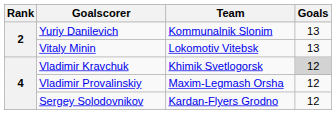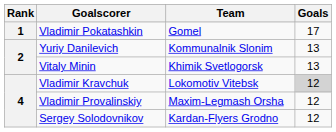+ row: (91, 31)
(213, 48) Lokomotiv Vitebsk -> (216, 66) Khimik Svetlogorsk
(216, 66) Khimik Svetlogorsk -> (213, 84) Lokomotiv Vitebsk
